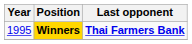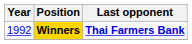(19, 30) 1995 -> (19, 30) 1992
